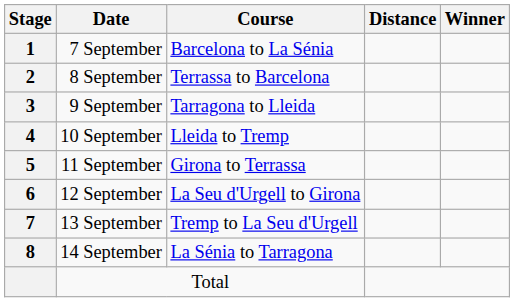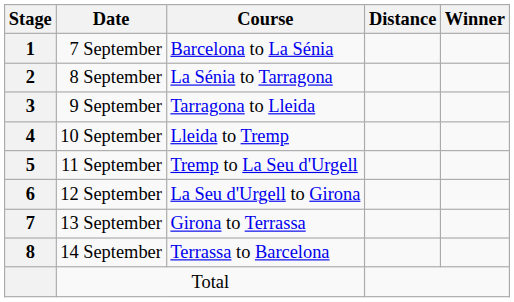(250, 77) Terrassa to Barcelona -> (252, 77) La Sénia to Tarragona
(238, 164) Girona to Terrassa -> (264, 164) Tremp to La Seu d'Urgell
(264, 223) Tremp to La Seu d'Urgell -> (238, 223) Girona to Terrassa
(252, 252) La Sénia to Tarragona -> (250, 252) Terrassa to Barcelona
